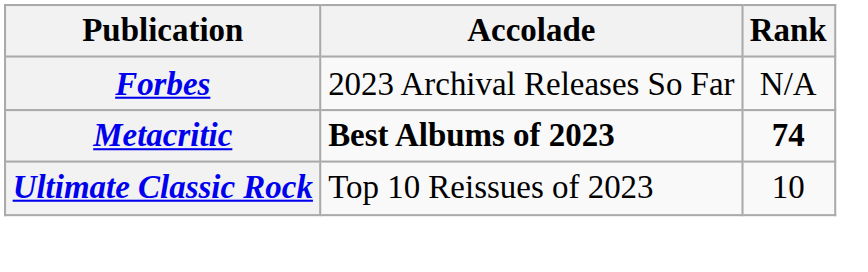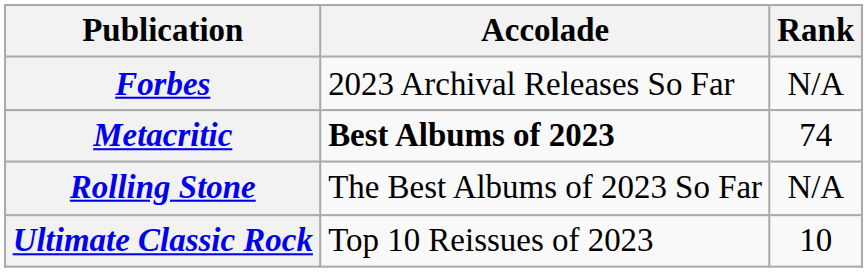(788, 135) bold -> (816, 135) normal
+ row: (163, 187)
